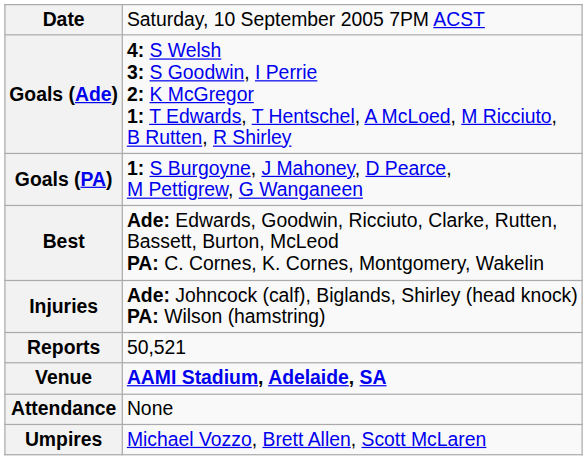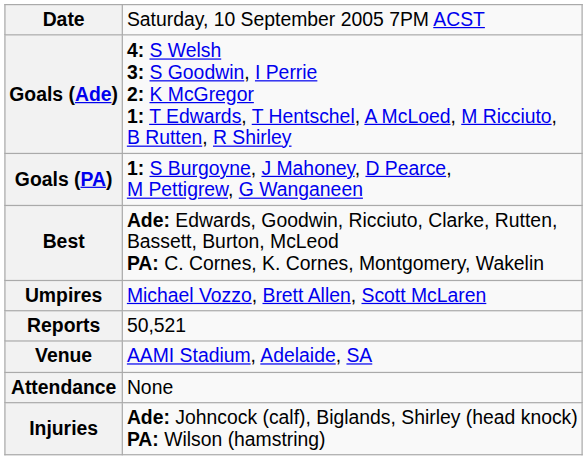rows swapped: (64, 306) <-> (64, 439)
(257, 378) bold -> (250, 356) normal
